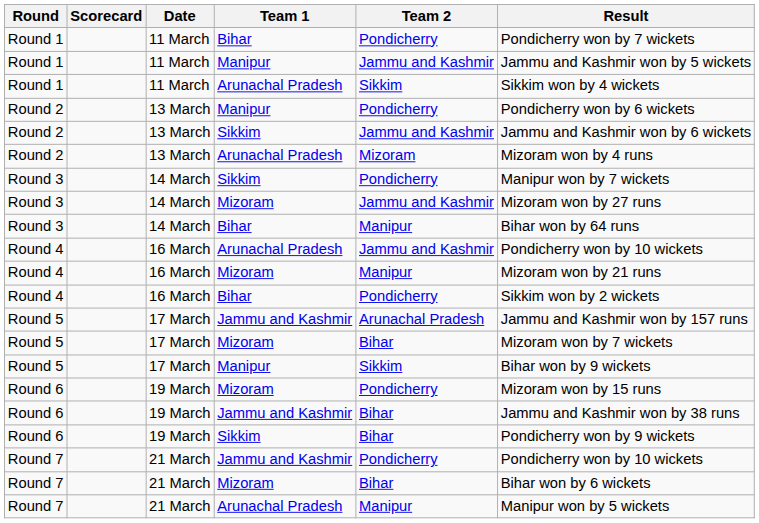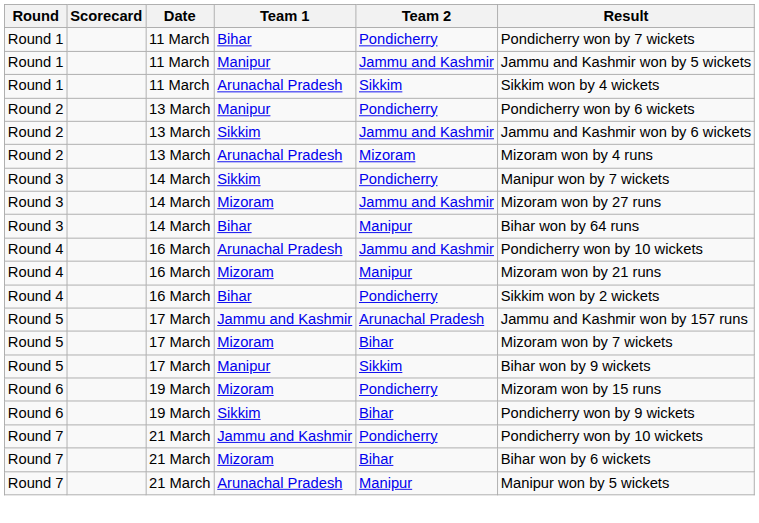- row: (36, 413)
